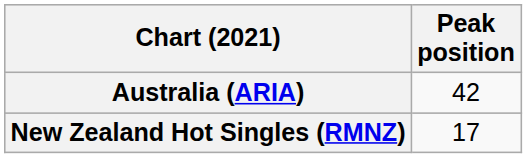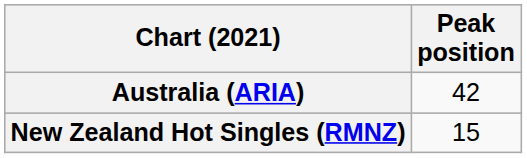(466, 132) 17 -> (466, 132) 15
